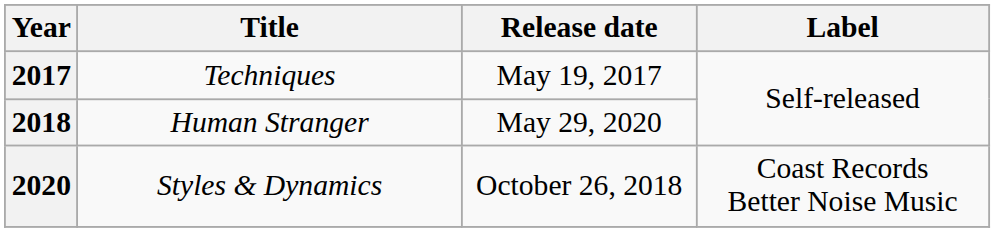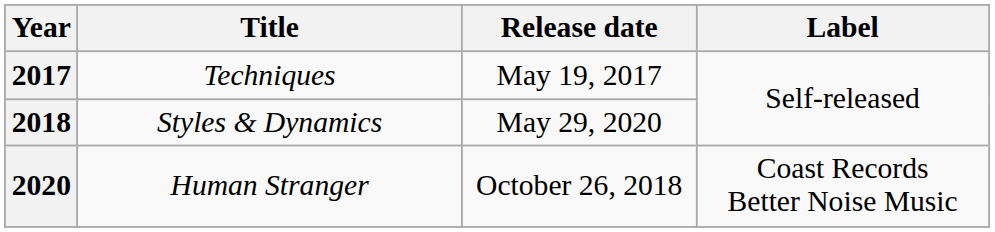(270, 121) Human Stranger -> (270, 121) Styles & Dynamics
(270, 185) Styles & Dynamics -> (270, 185) Human Stranger
